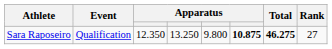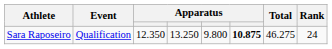(280, 35) bold -> (280, 35) normal
(312, 35) 27 -> (312, 35) 24
